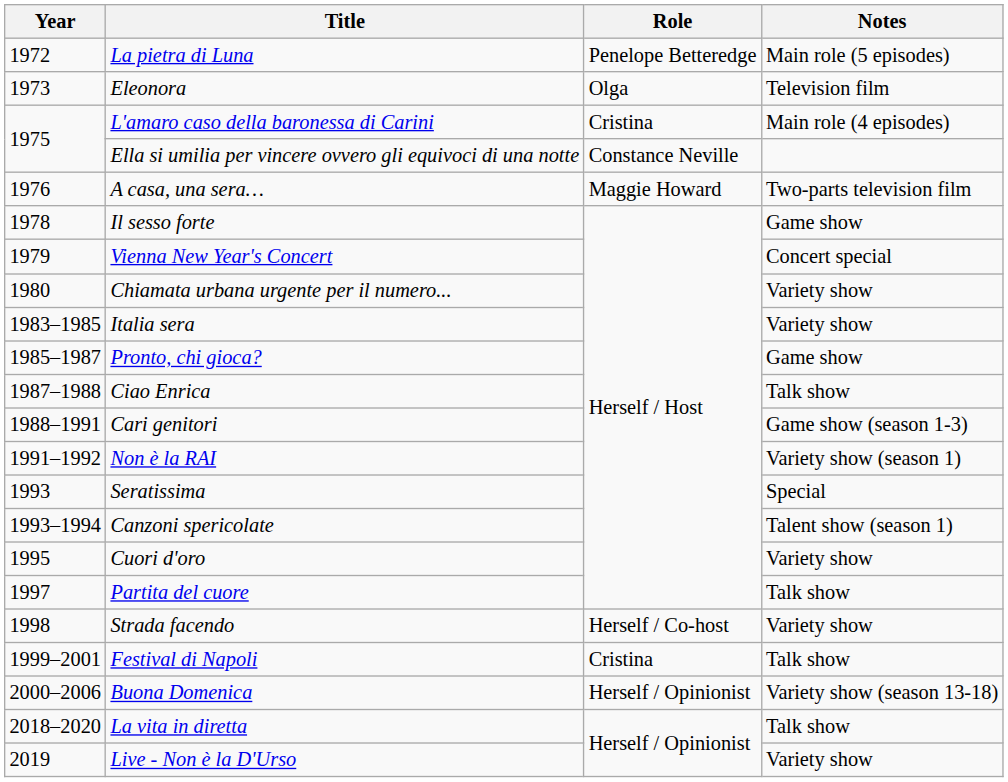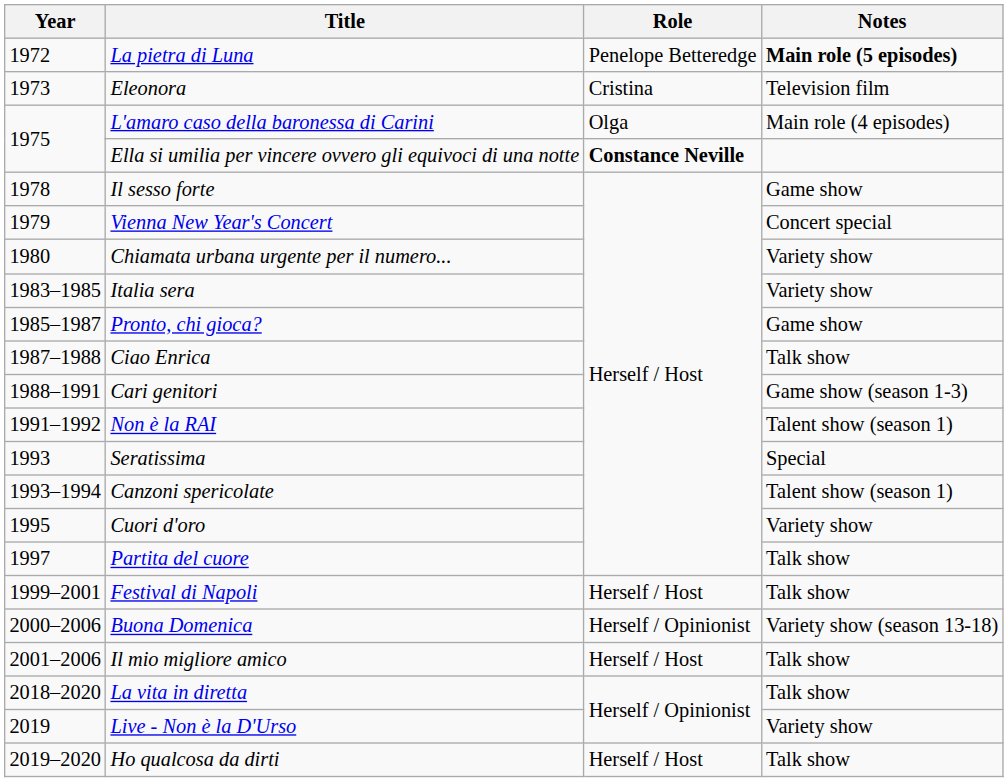(858, 55) normal -> (862, 55) bold
(608, 88) Olga -> (621, 88) Cristina
(621, 122) Cristina -> (608, 122) Olga
(664, 155) normal -> (666, 155) bold
- row: (187, 189)
(863, 458) Variety show (season 1) -> (859, 424) Talent show (season 1)
- row: (172, 625)
(621, 659) Cristina -> (646, 592) Herself / Host
+ row: (199, 659)
+ row: (195, 760)
